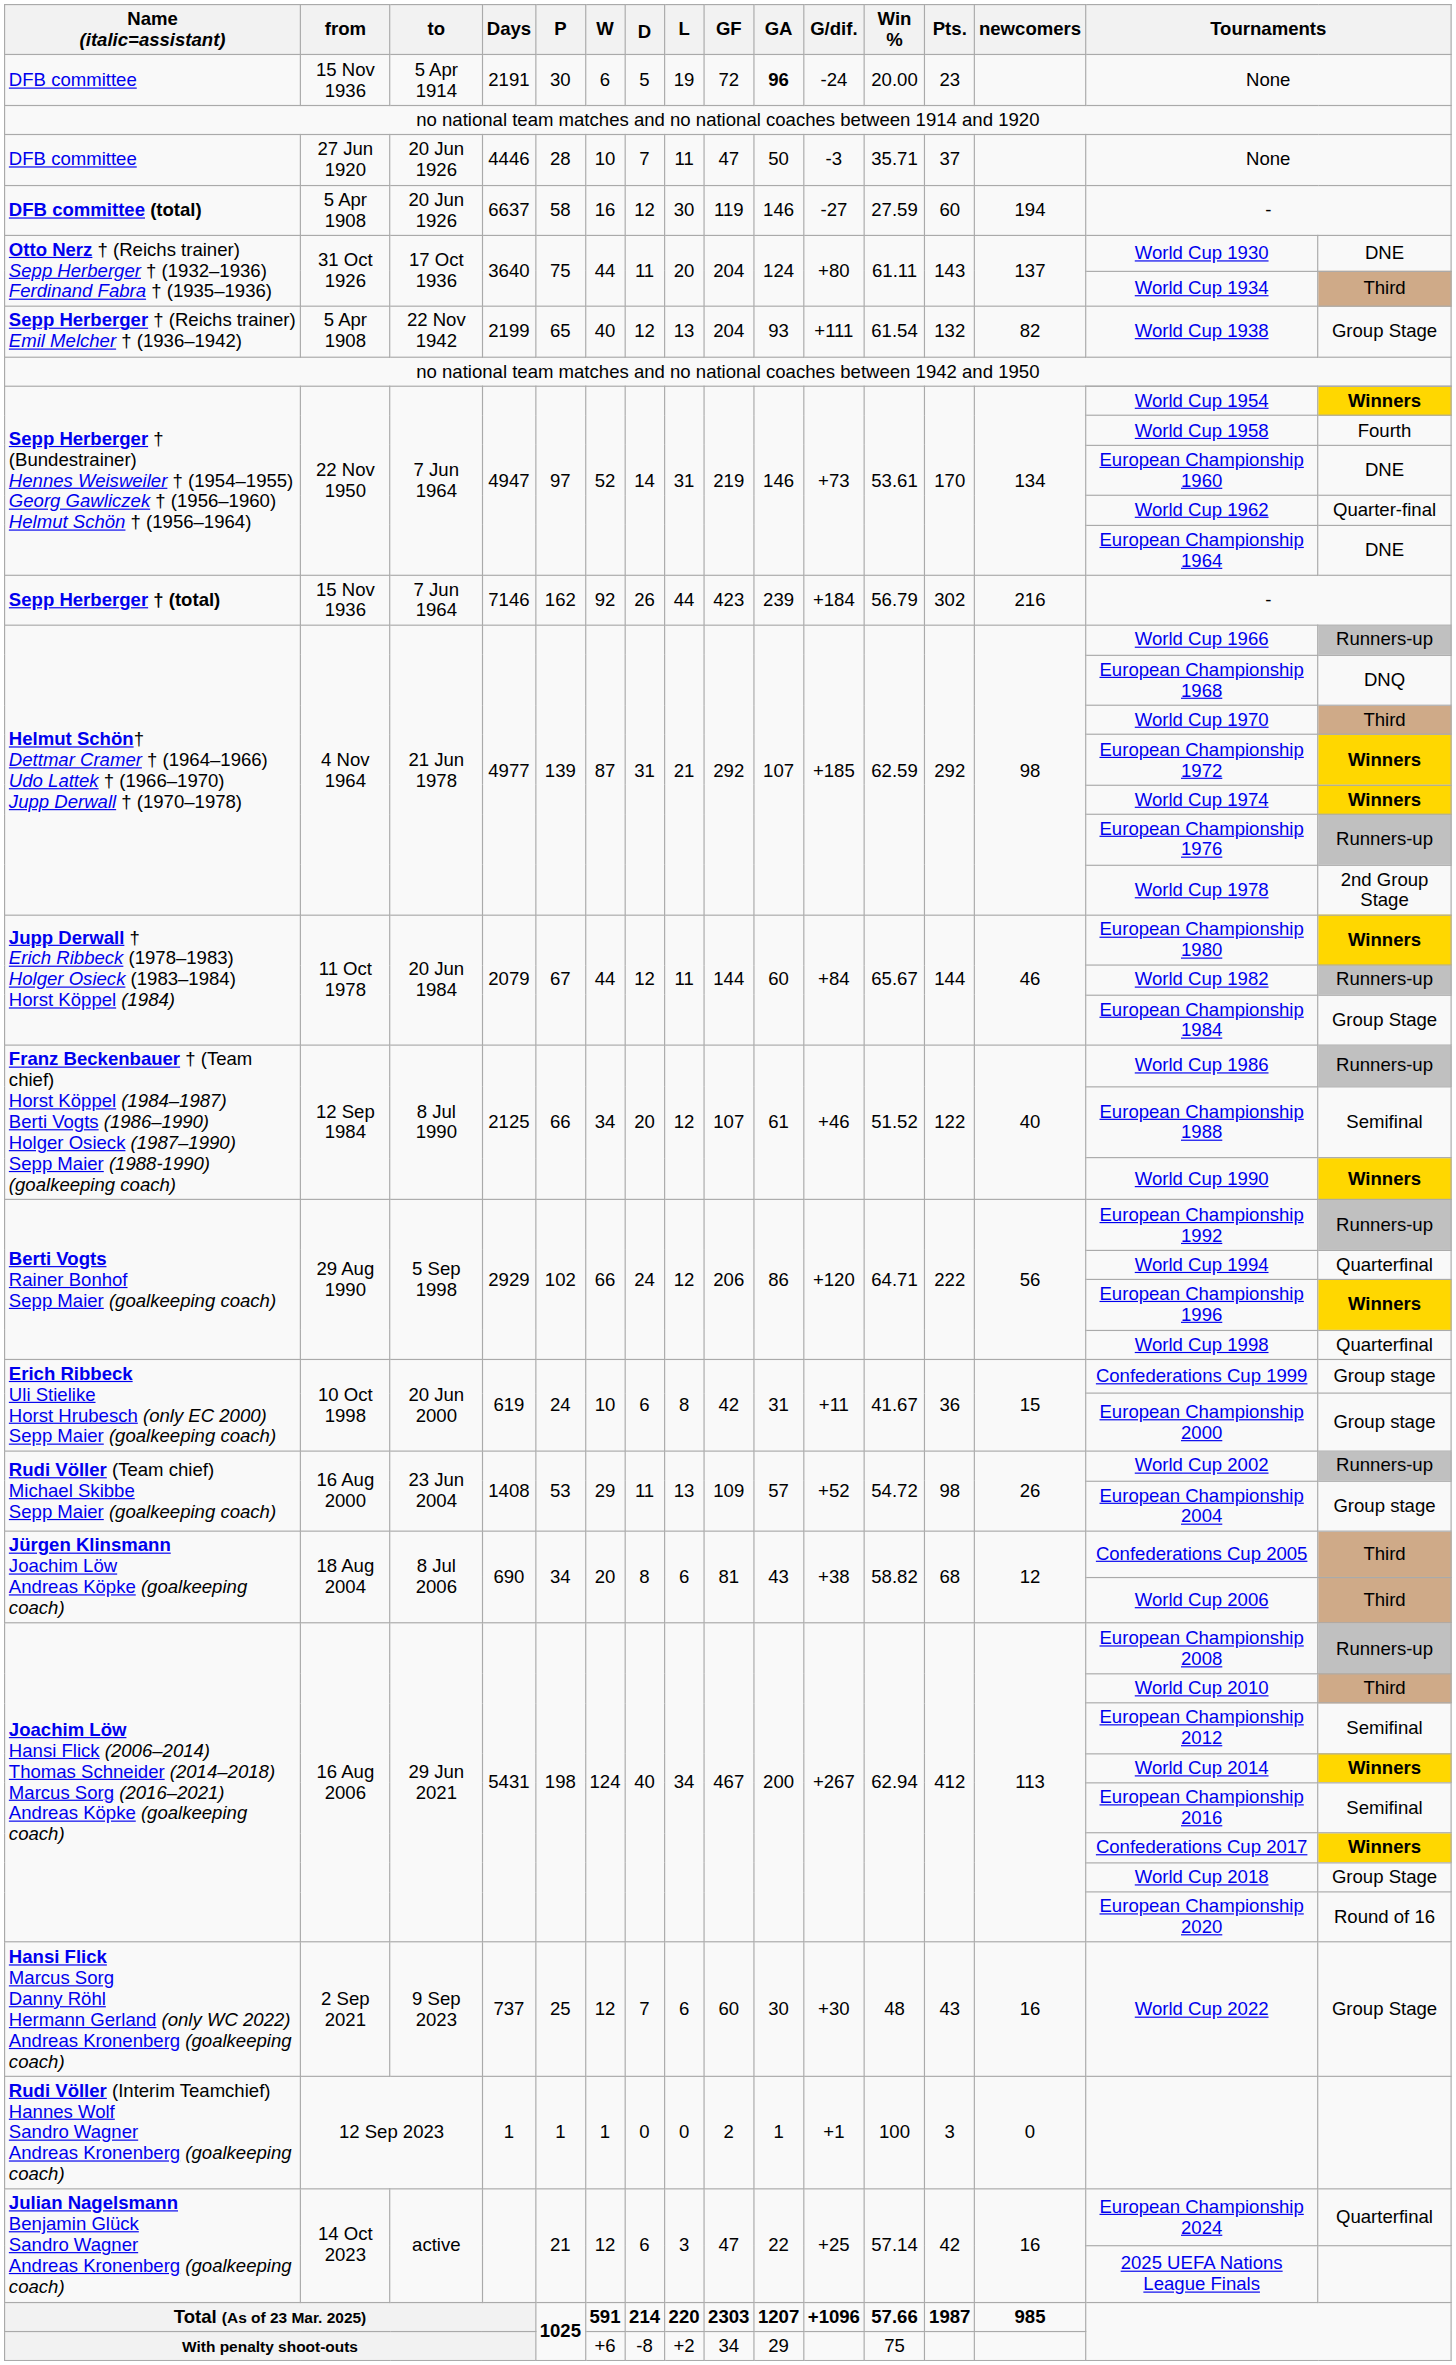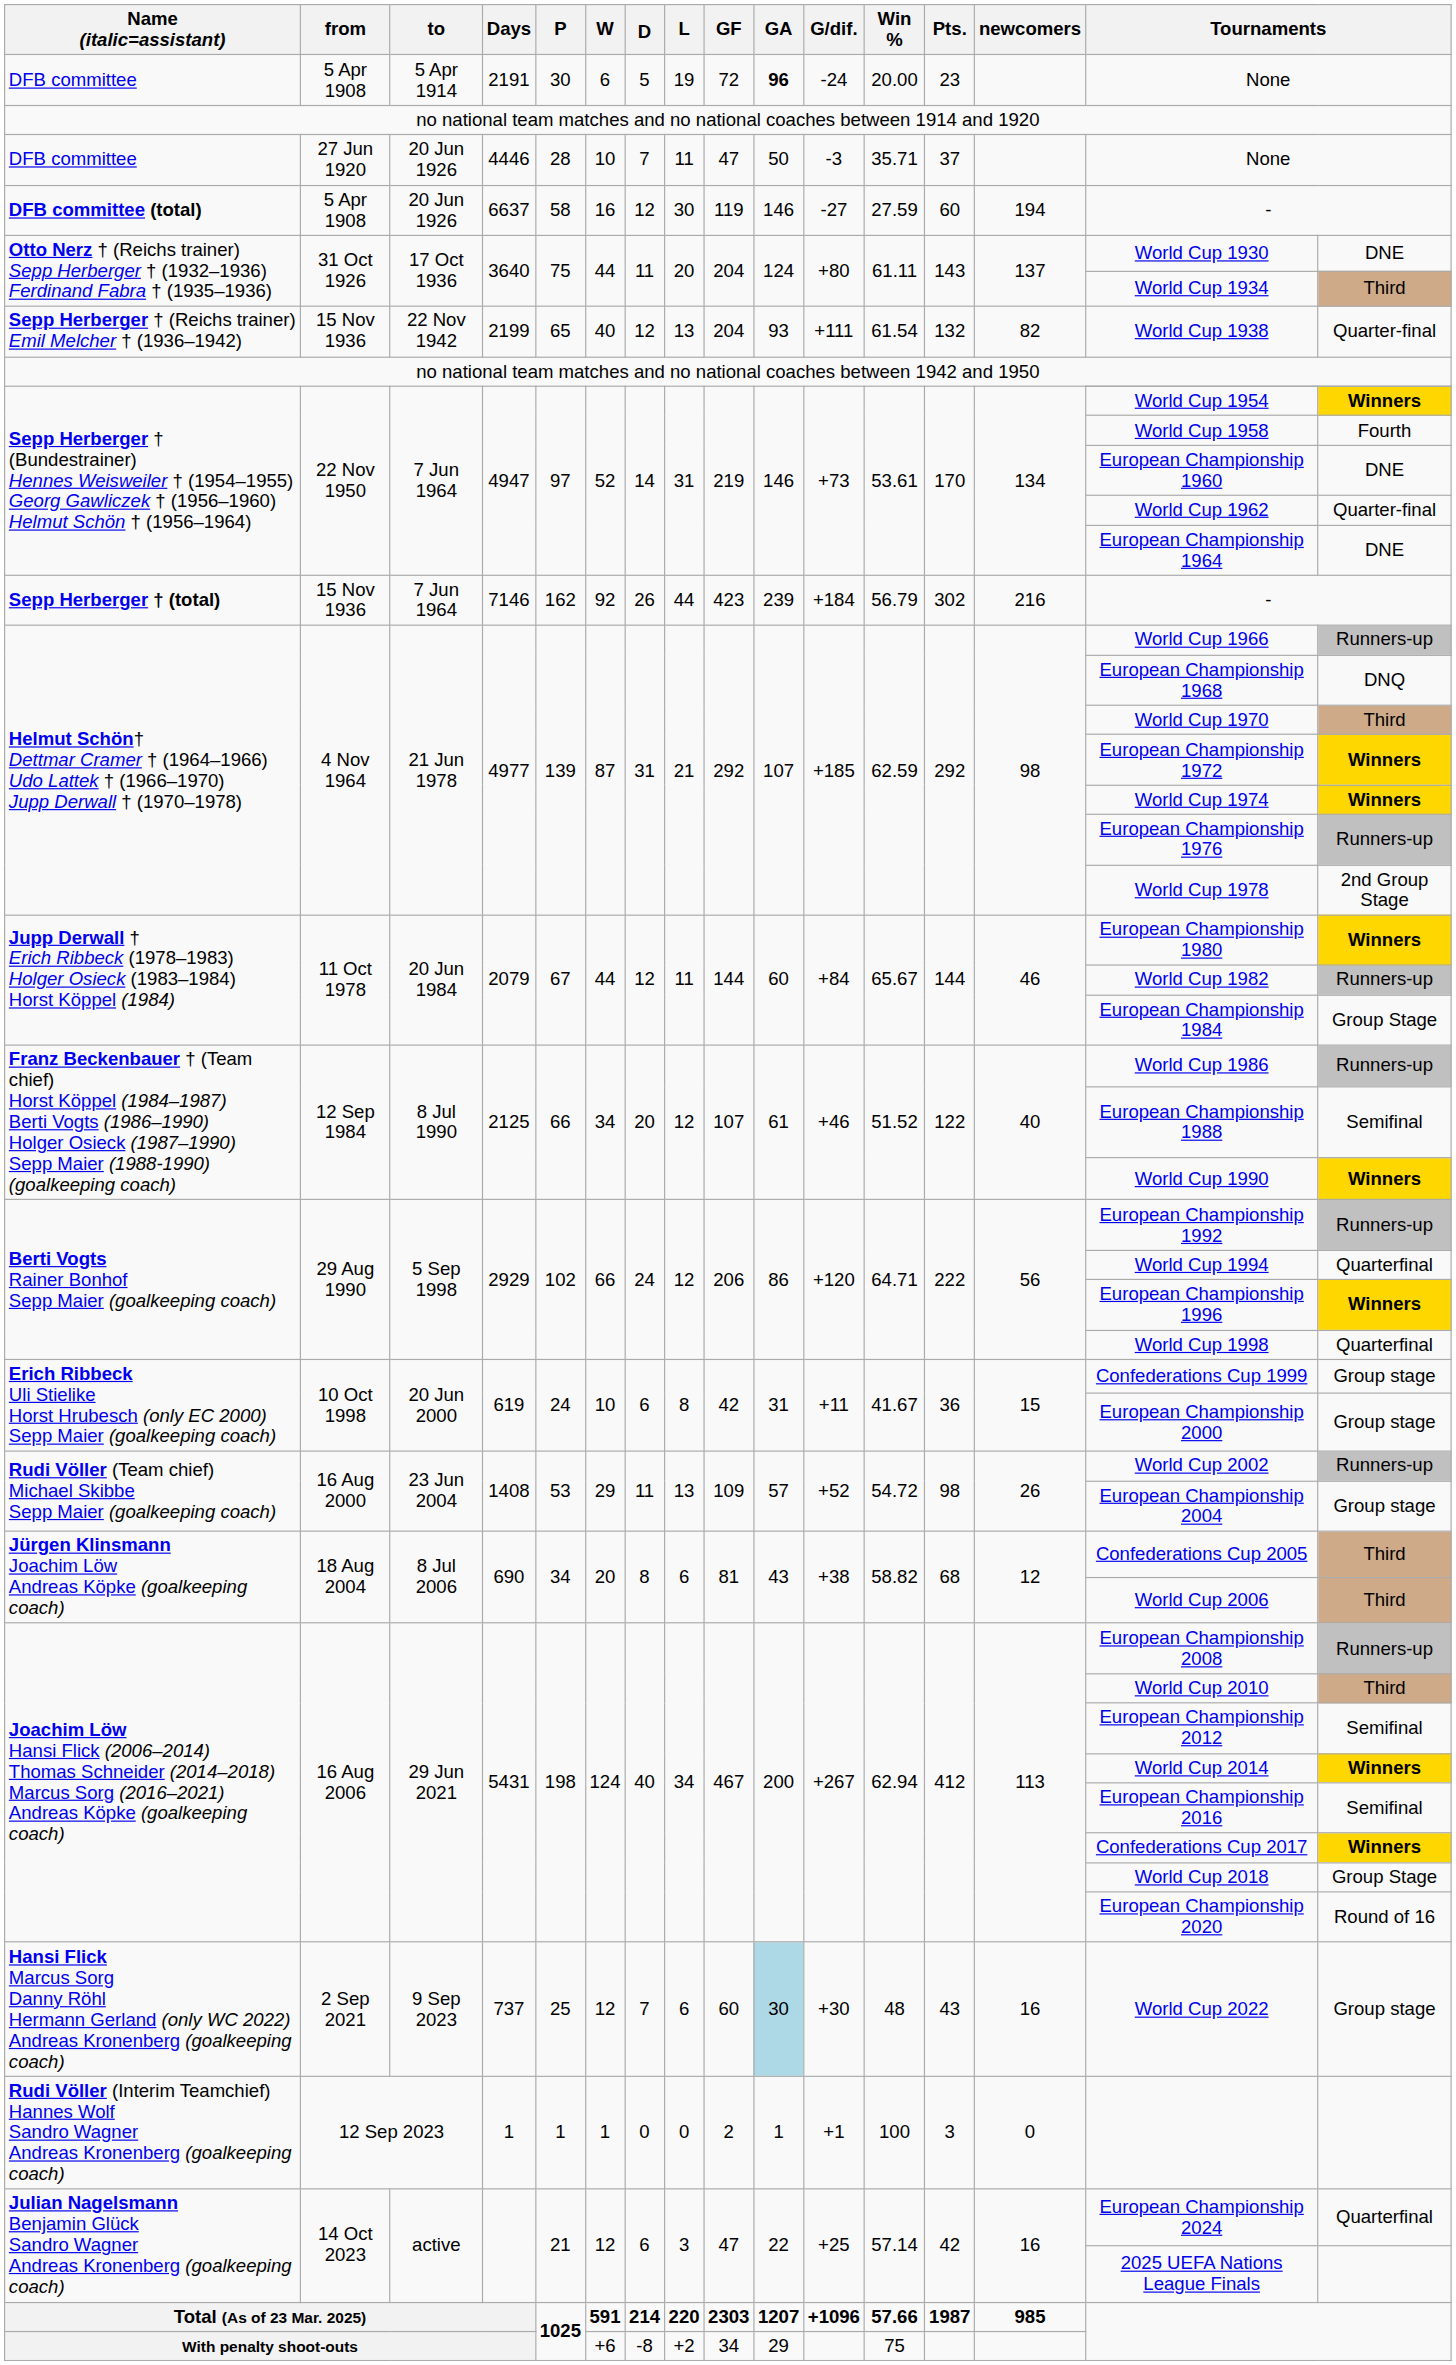(345, 79) 15 Nov 1936 -> (345, 79) 5 Apr 1908
(345, 331) 5 Apr 1908 -> (345, 331) 15 Nov 1936
(1385, 331) Group Stage -> (1385, 331) Quarter-final
(779, 2009) no background -> (779, 2009) lightblue background
(1385, 2009) Group Stage -> (1385, 2009) Group stage
